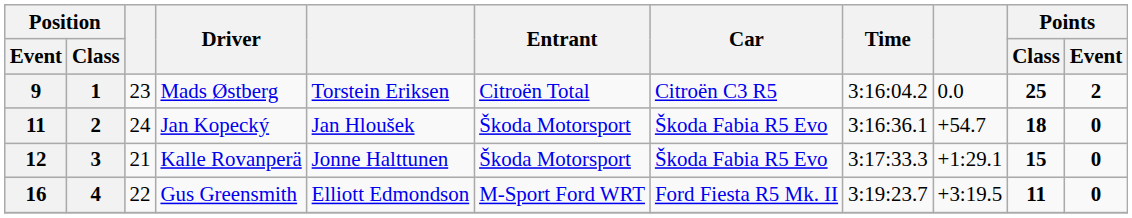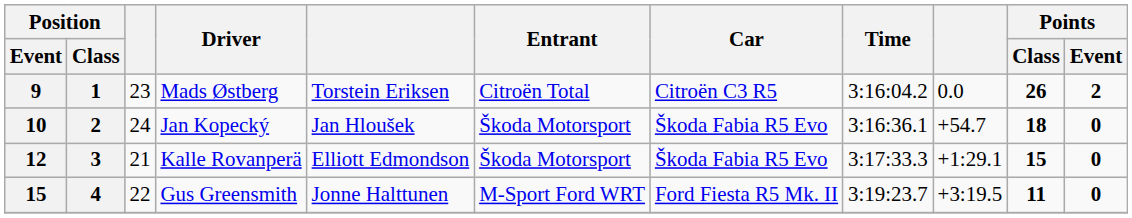(1036, 90) 25 -> (1036, 90) 26
(36, 125) 11 -> (36, 125) 10
(380, 159) Jonne Halttunen -> (390, 159) Elliott Edmondson
(36, 194) 16 -> (36, 194) 15
(390, 194) Elliott Edmondson -> (380, 194) Jonne Halttunen
